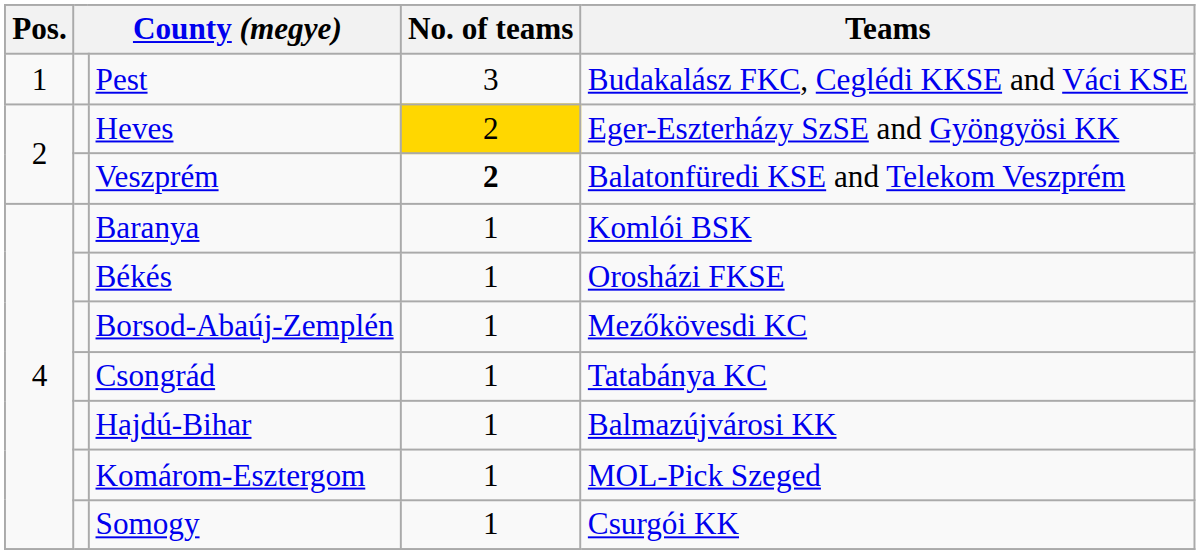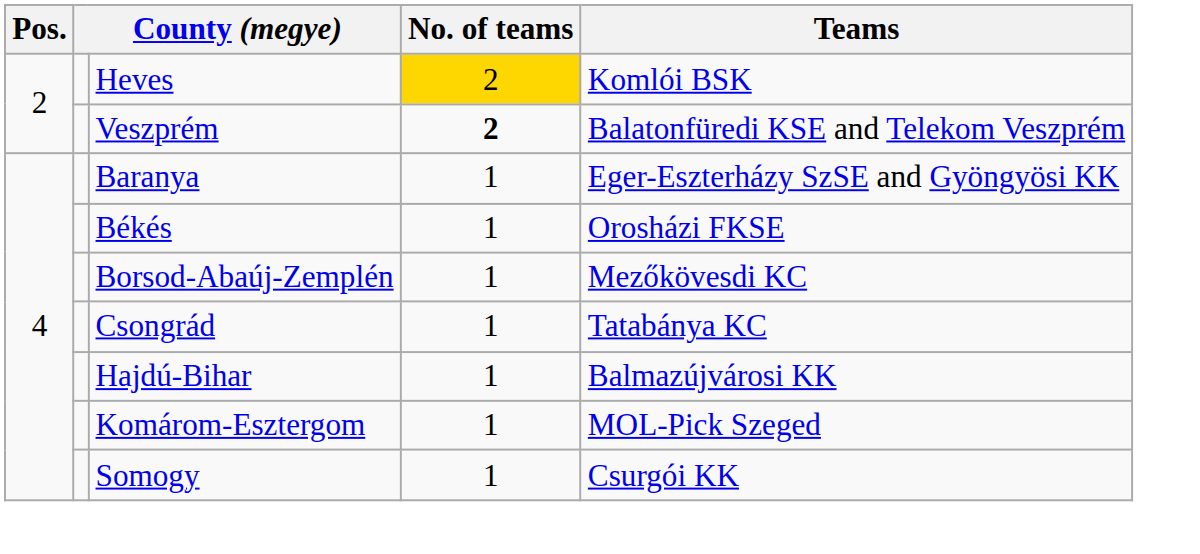- row: (122, 78)
(854, 128) Eger-Eszterházy SzSE and Gyöngyösi KK -> (670, 78) Komlói BSK
(670, 227) Komlói BSK -> (854, 177) Eger-Eszterházy SzSE and Gyöngyösi KK
